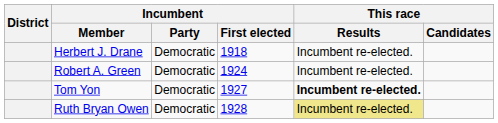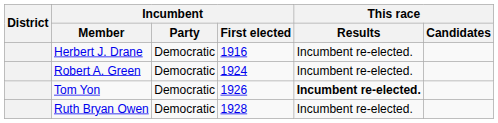(234, 52) 1918 -> (234, 52) 1916
(234, 90) 1927 -> (234, 90) 1926
(355, 109) khaki background -> (355, 109) no background
